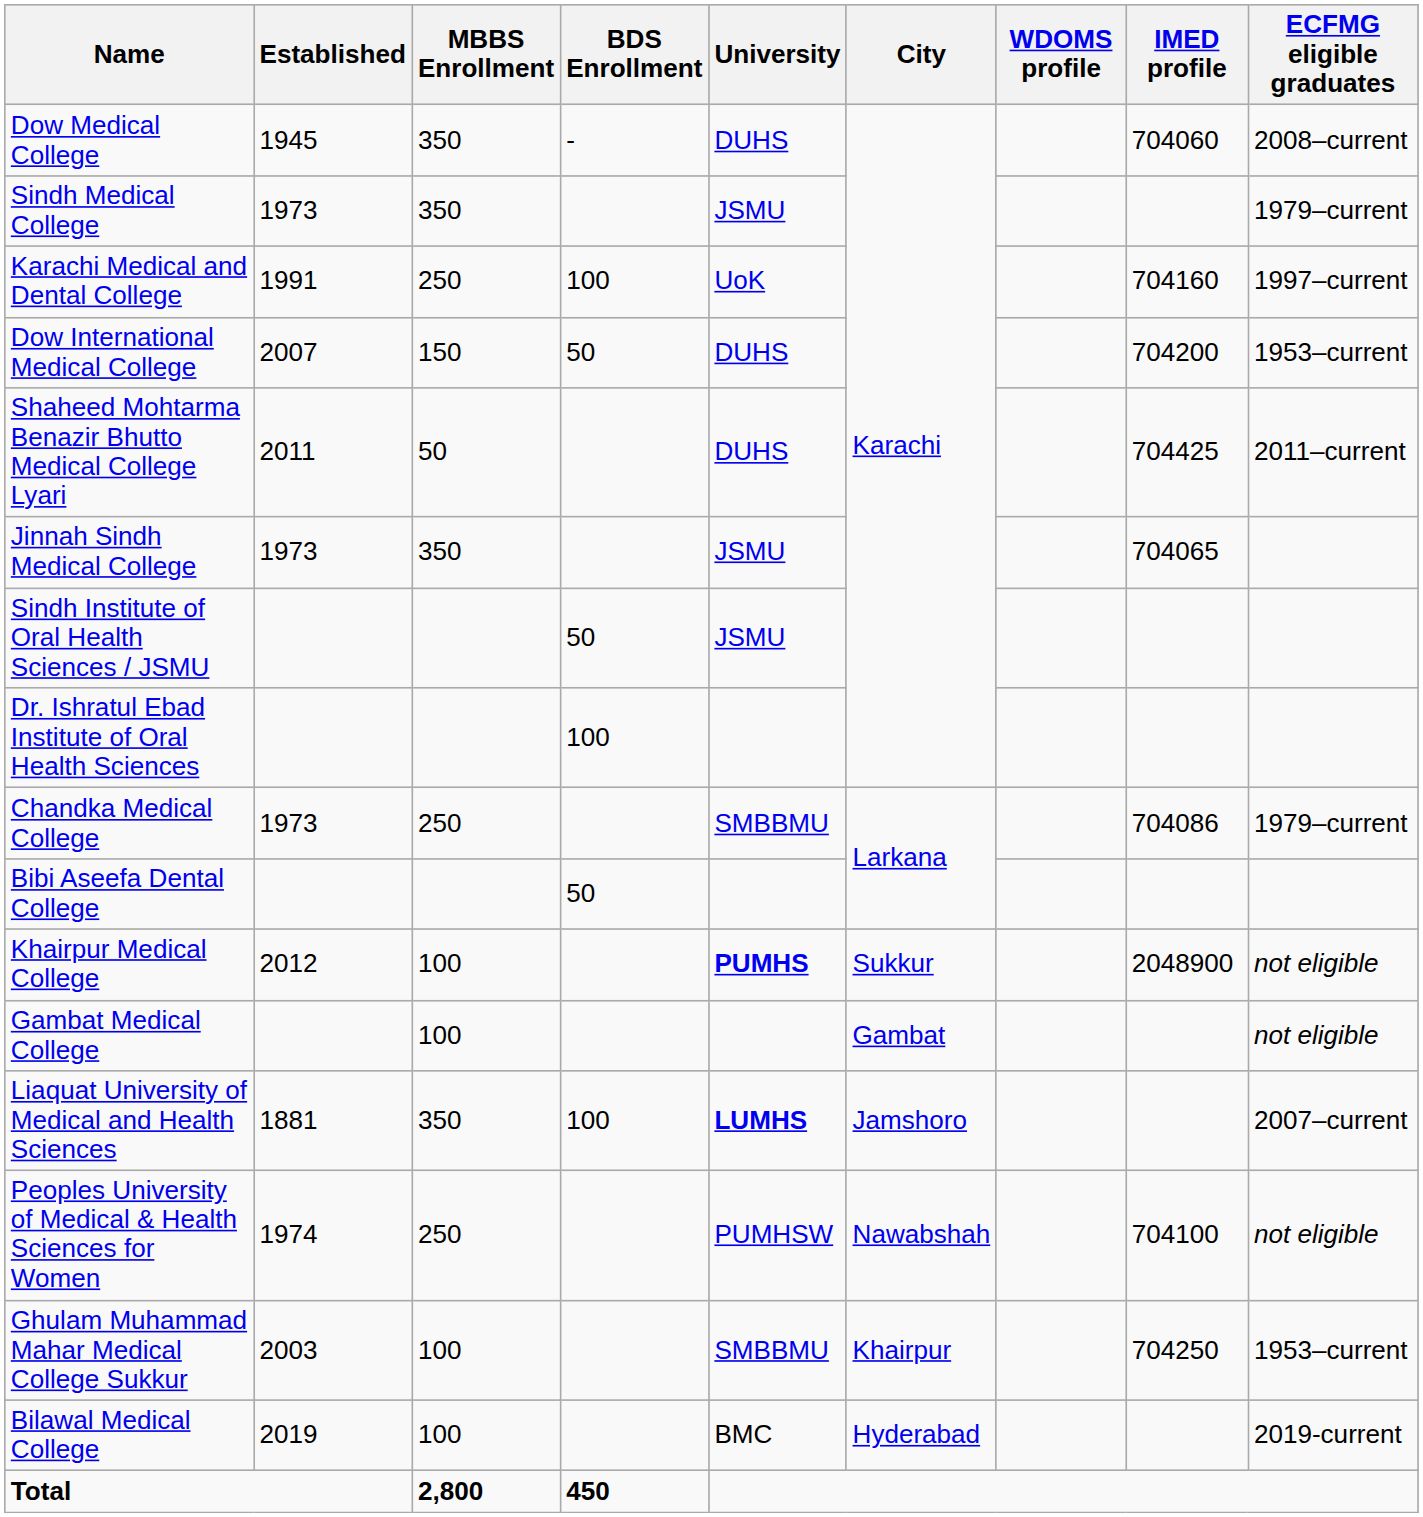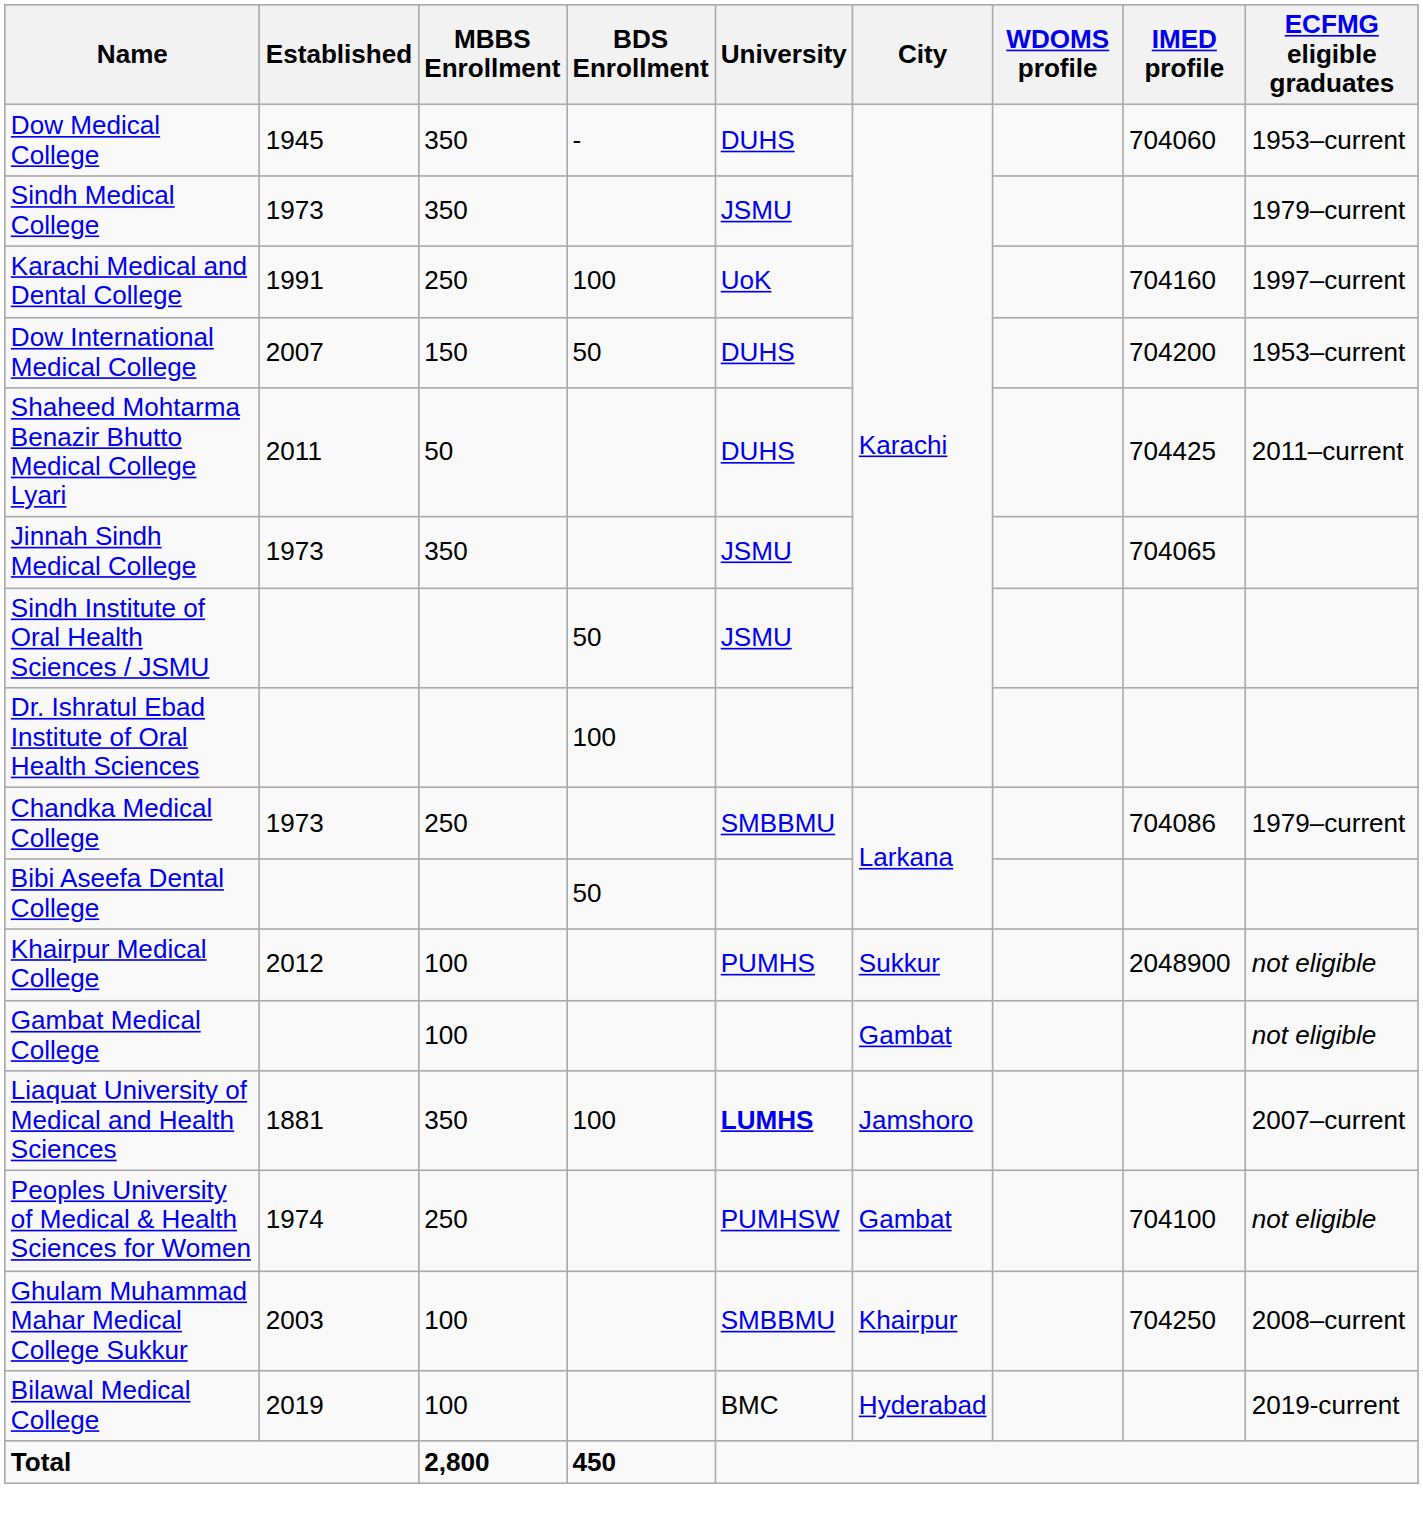(1331, 139) 2008–current -> (1328, 139) 1953–current
(761, 964) bold -> (768, 964) normal
(921, 1235) Nawabshah -> (905, 1220) Gambat
(1331, 1349) 1953–current -> (1328, 1320) 2008–current
